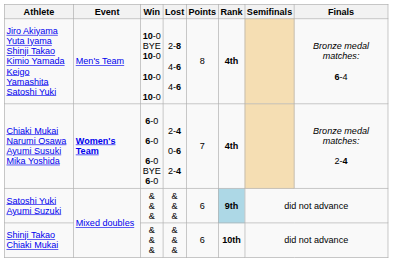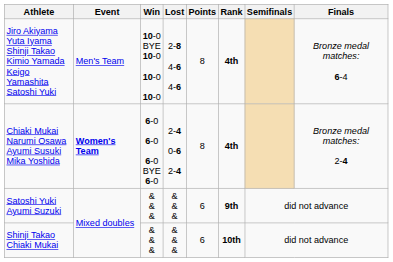(202, 146) 7 -> (202, 146) 8
(231, 206) lightblue background -> (231, 206) no background
